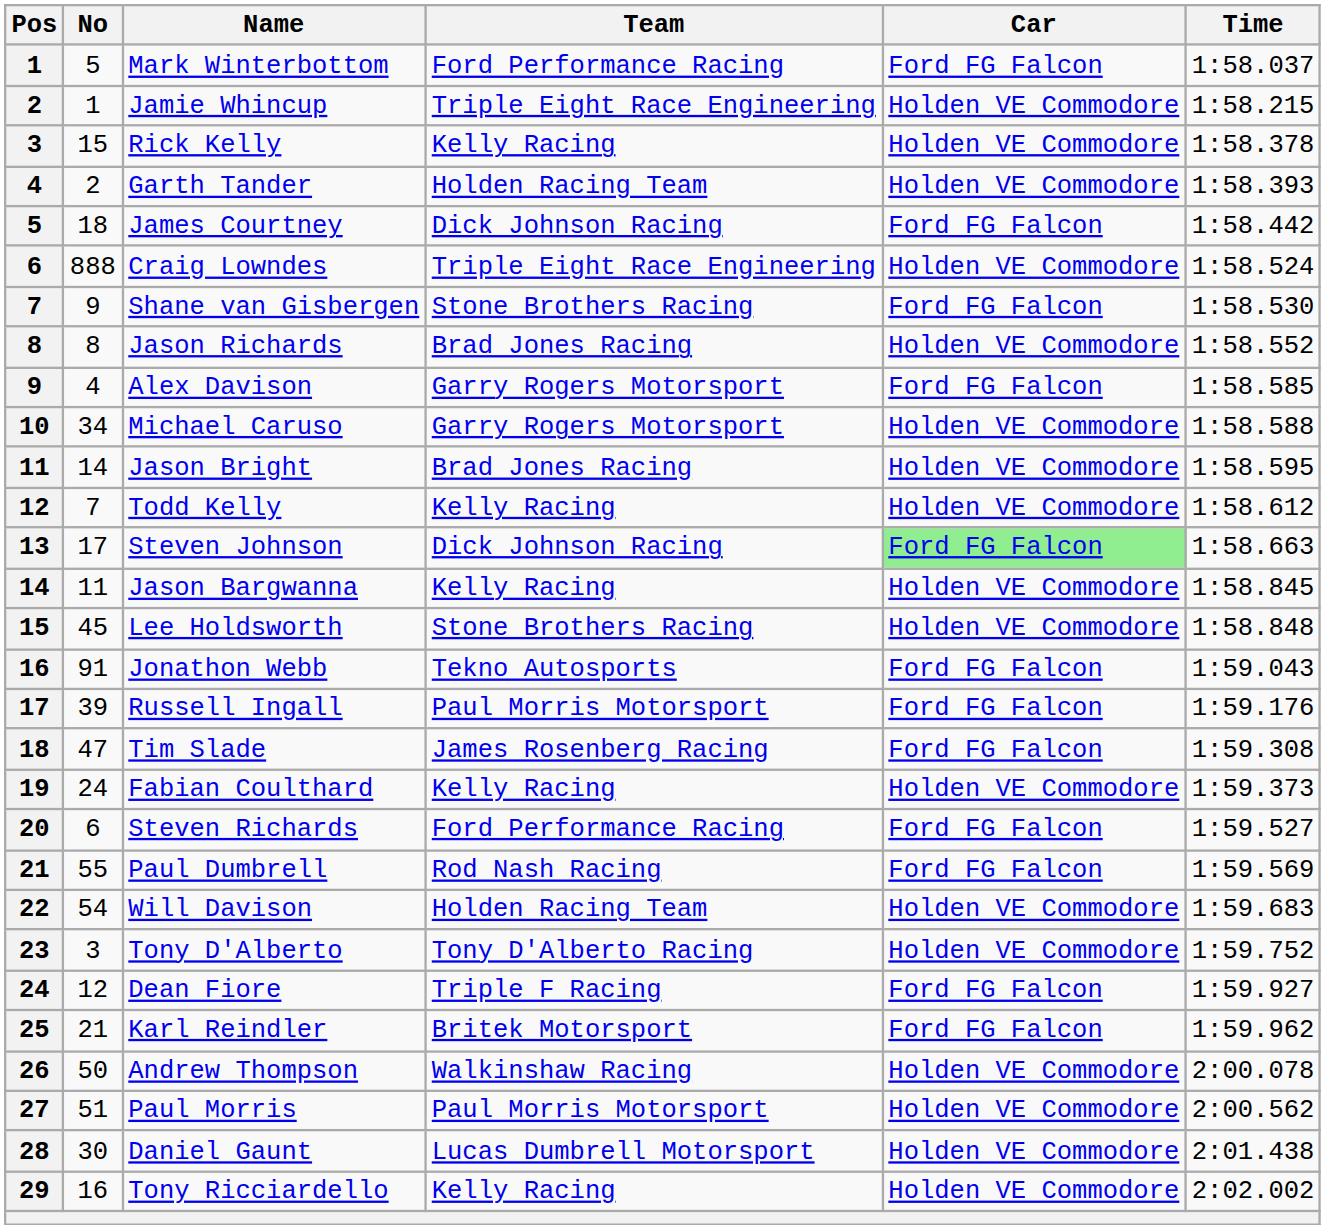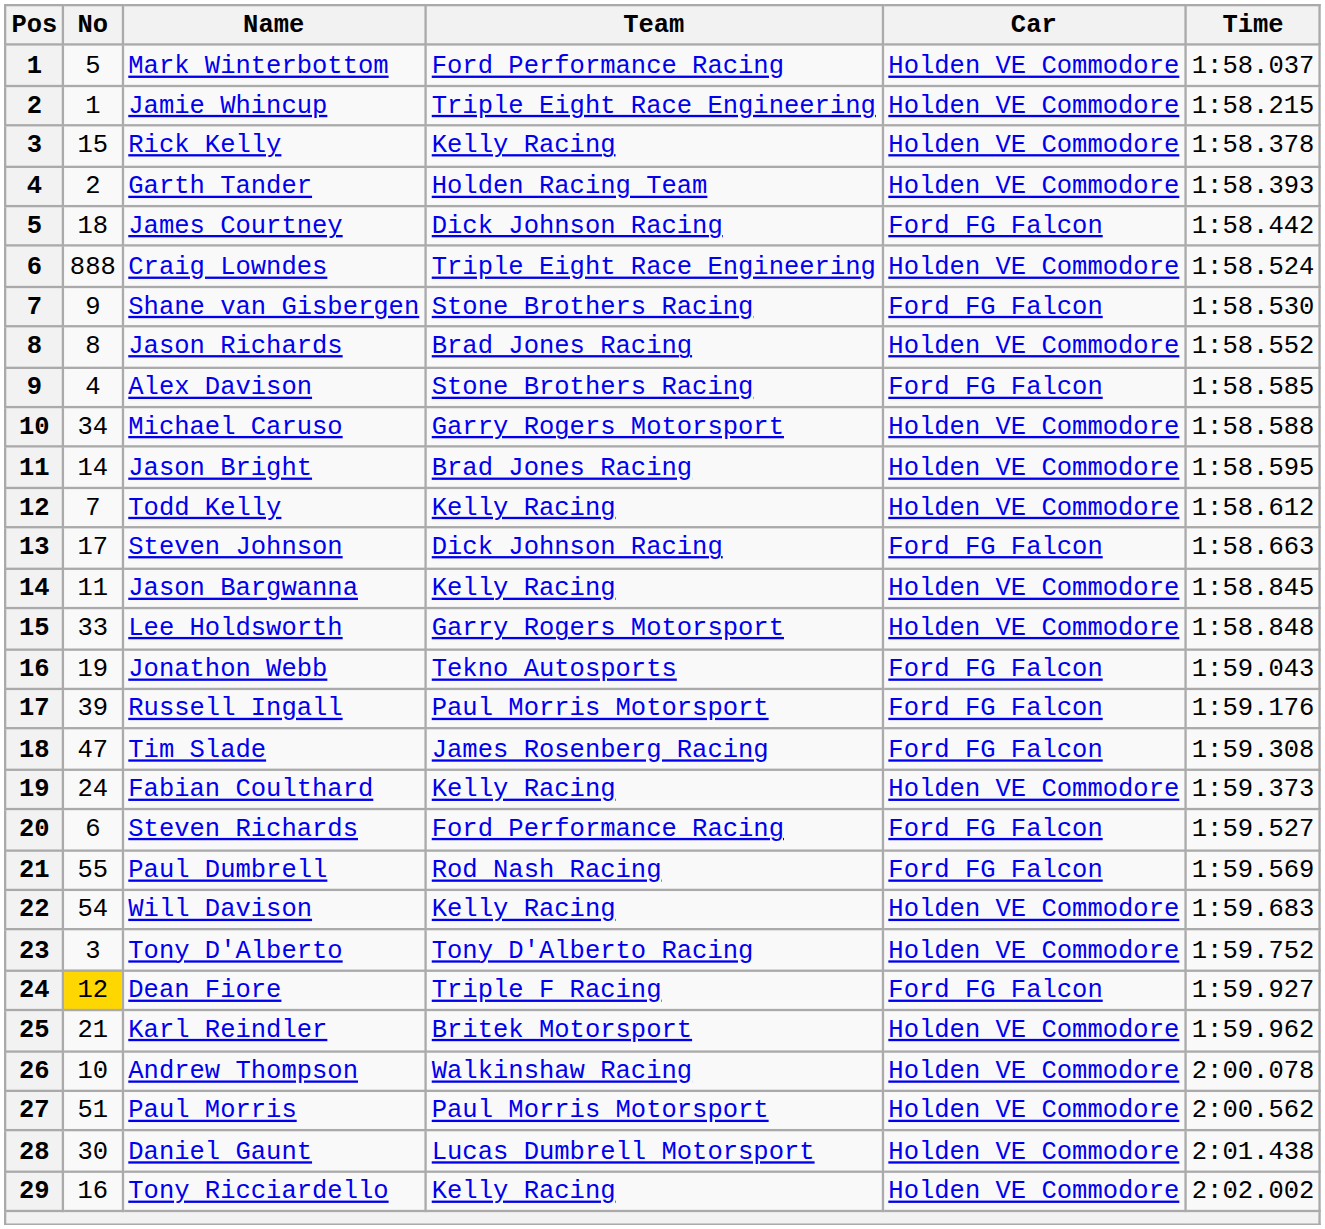(996, 66) Ford FG Falcon -> (1034, 66) Holden VE Commodore
(608, 387) Garry Rogers Motorsport -> (593, 387) Stone Brothers Racing
(996, 548) lightgreen background -> (996, 548) no background
(93, 628) 45 -> (93, 628) 33
(593, 628) Stone Brothers Racing -> (608, 628) Garry Rogers Motorsport
(93, 669) 91 -> (93, 669) 19
(570, 910) Holden Racing Team -> (524, 910) Kelly Racing
(93, 990) no background -> (93, 990) gold background
(996, 1031) Ford FG Falcon -> (1034, 1031) Holden VE Commodore
(93, 1071) 50 -> (93, 1071) 10
